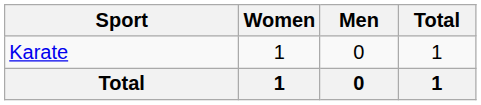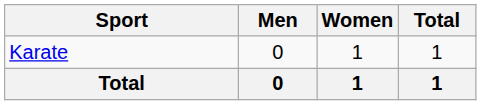columns swapped: (359, 20) <-> (279, 20)
